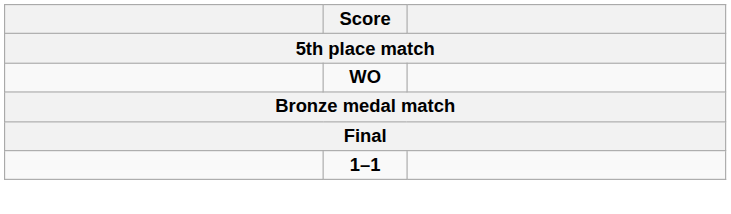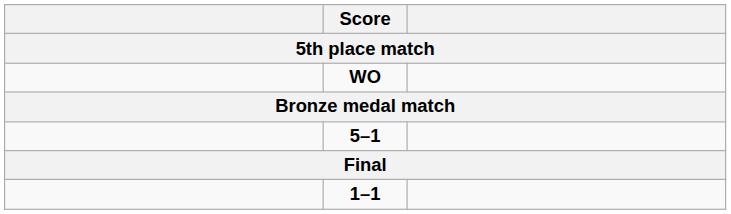+ row: (365, 135)
